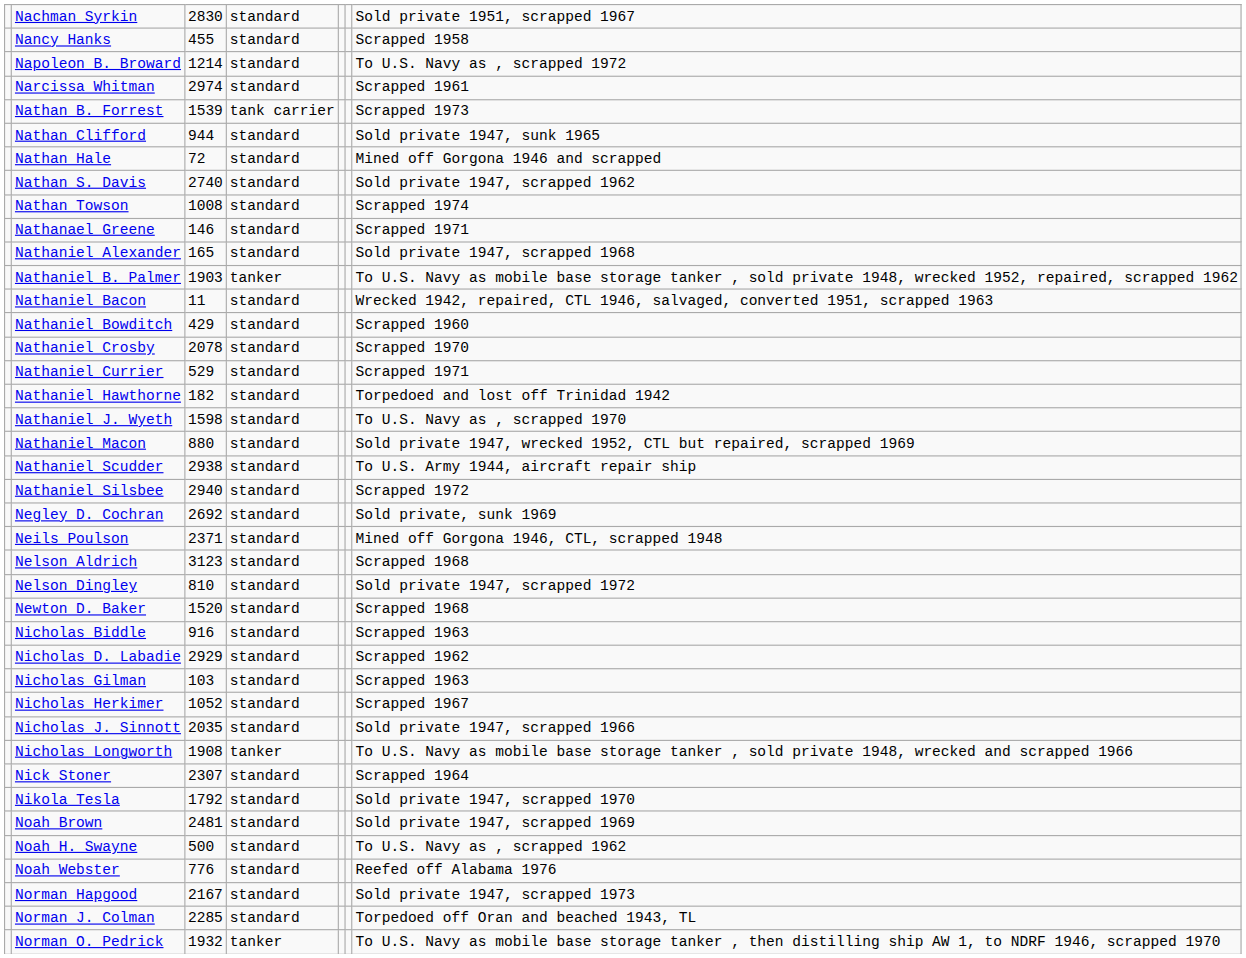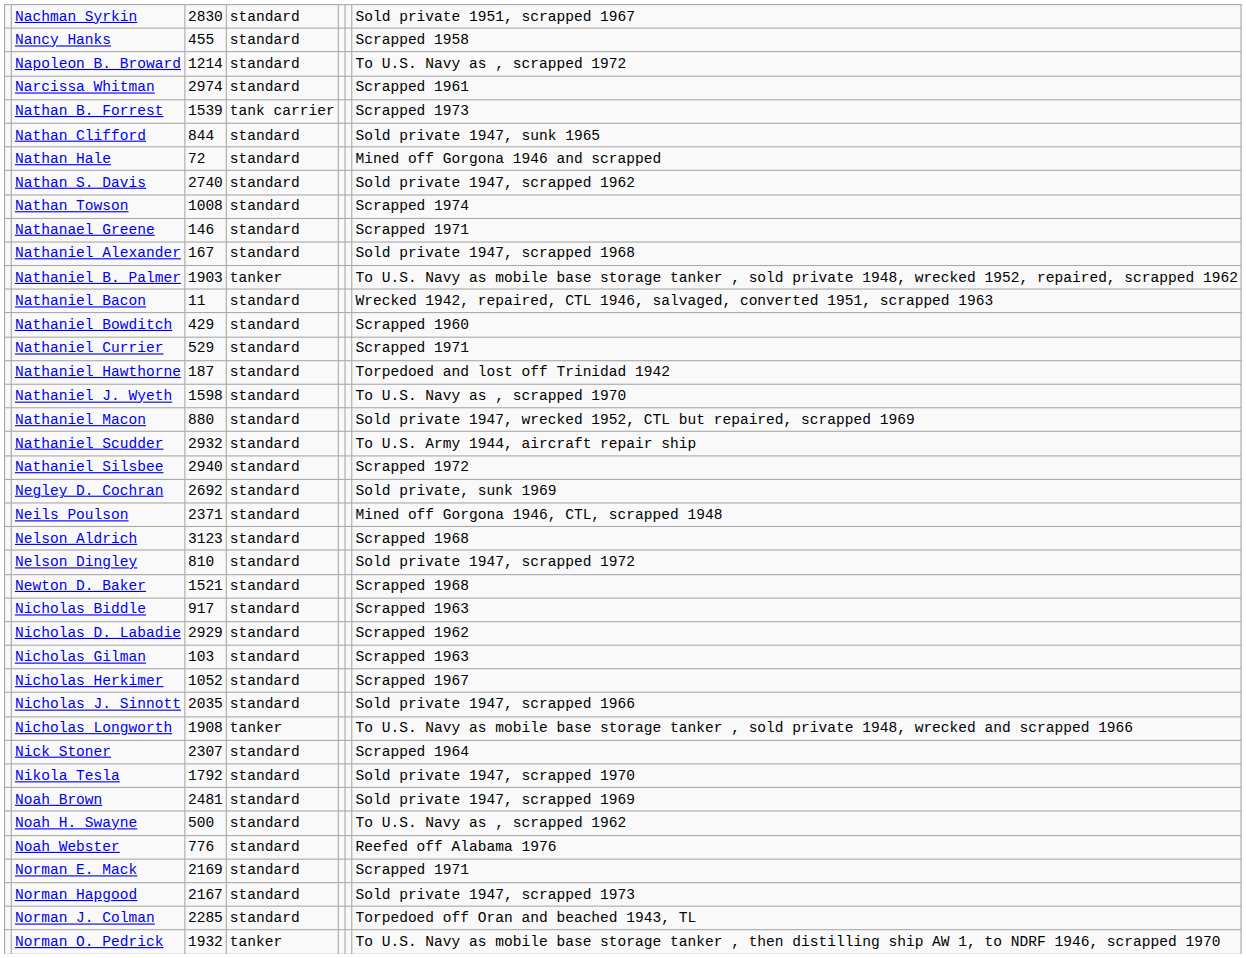(201, 135) 944 -> (201, 135) 844
(201, 254) 165 -> (201, 254) 167
- row: (85, 349)
(201, 396) 182 -> (201, 372) 187
(205, 467) 2938 -> (205, 444) 2932
(205, 610) 1520 -> (205, 586) 1521
(201, 633) 916 -> (201, 610) 917
+ row: (76, 871)
